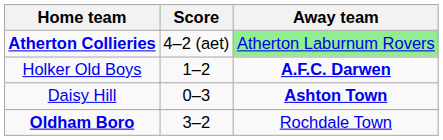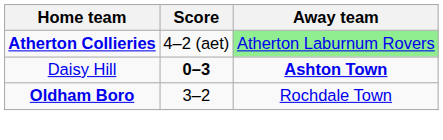- row: (82, 69)
(196, 95) normal -> (196, 69) bold
